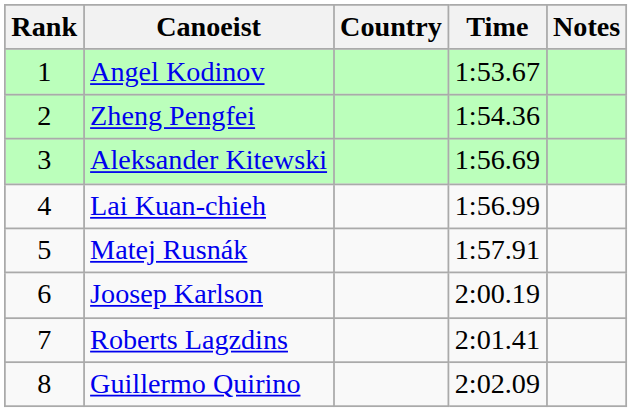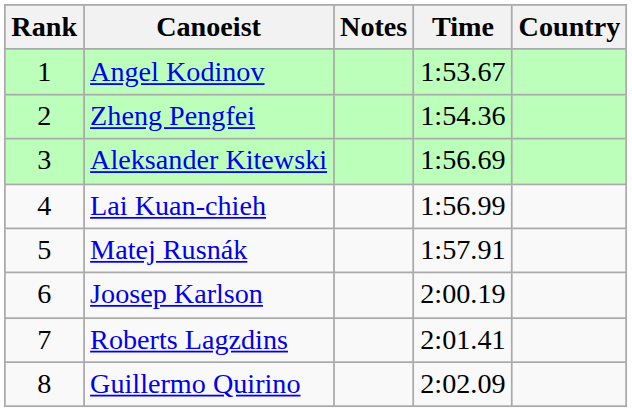columns swapped: (391, 26) <-> (587, 26)
